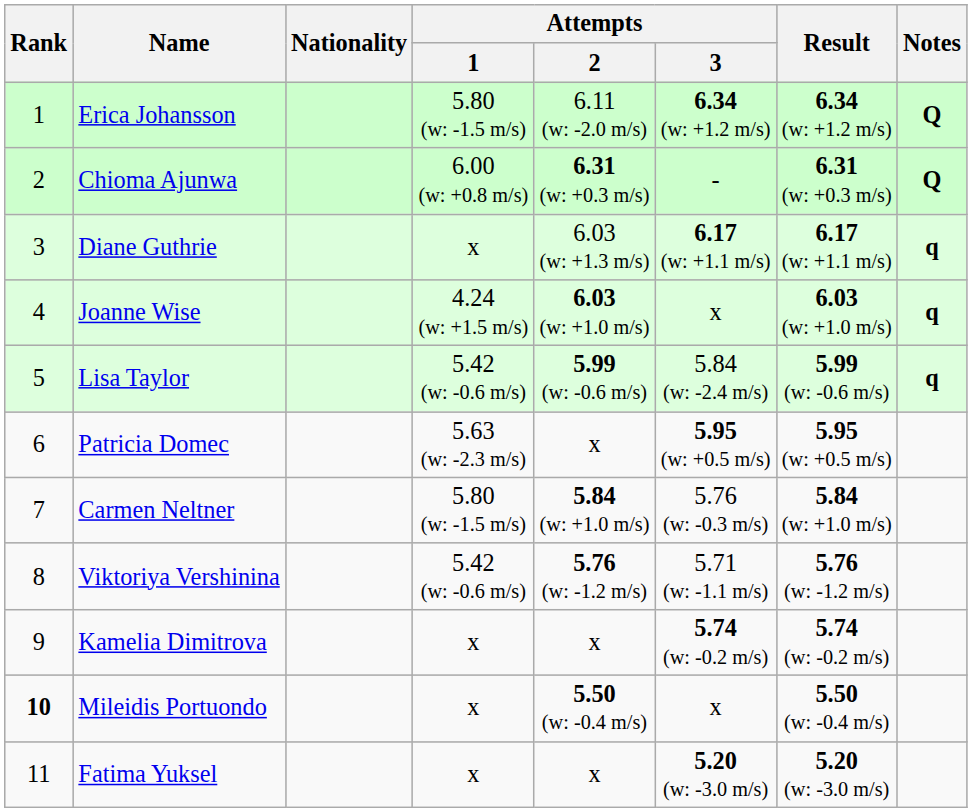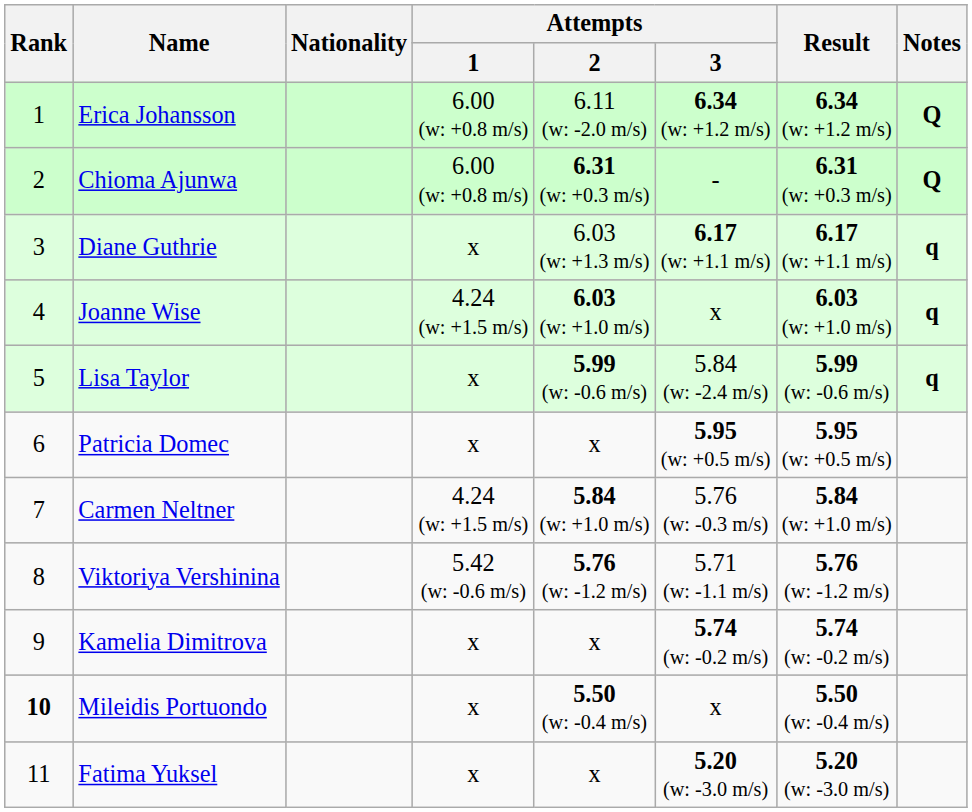(473, 114) 5.80 (w: -1.5 m/s) -> (473, 114) 6.00 (w: +0.8 m/s)
(473, 378) 5.42 (w: -0.6 m/s) -> (473, 378) x
(473, 444) 5.63 (w: -2.3 m/s) -> (473, 444) x
(473, 510) 5.80 (w: -1.5 m/s) -> (473, 510) 4.24 (w: +1.5 m/s)
